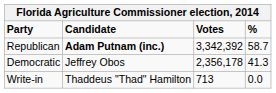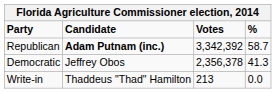(219, 63) 2,356,178 -> (219, 63) 2,356,378
(205, 79) 713 -> (205, 79) 213
